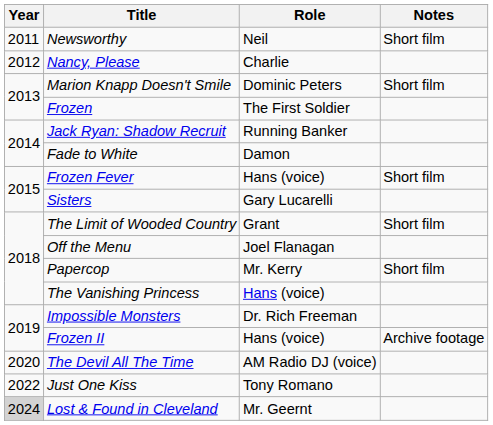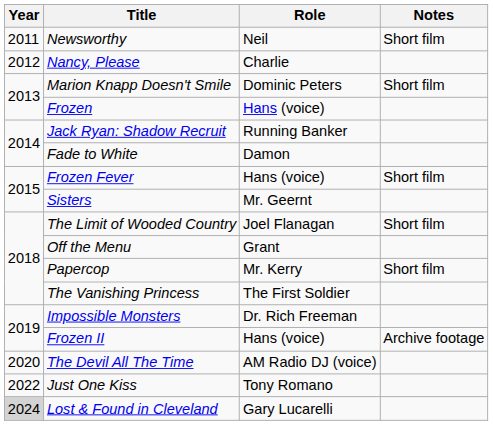(296, 108) The First Soldier -> (284, 108) Hans (voice)
(288, 200) Gary Lucarelli -> (277, 200) Mr. Geernt
(261, 223) Grant -> (289, 223) Joel Flanagan
(289, 246) Joel Flanagan -> (261, 246) Grant
(284, 293) Hans (voice) -> (296, 293) The First Soldier
(277, 408) Mr. Geernt -> (288, 408) Gary Lucarelli
